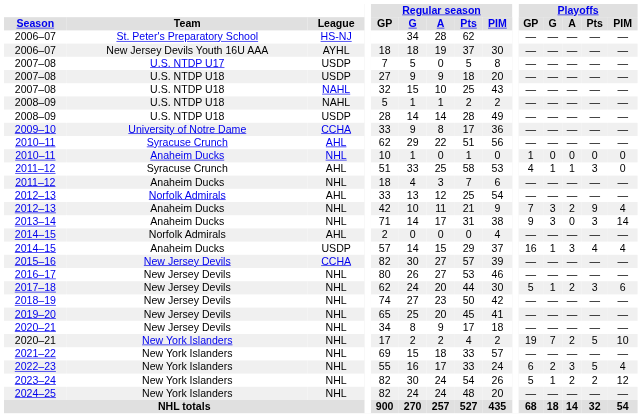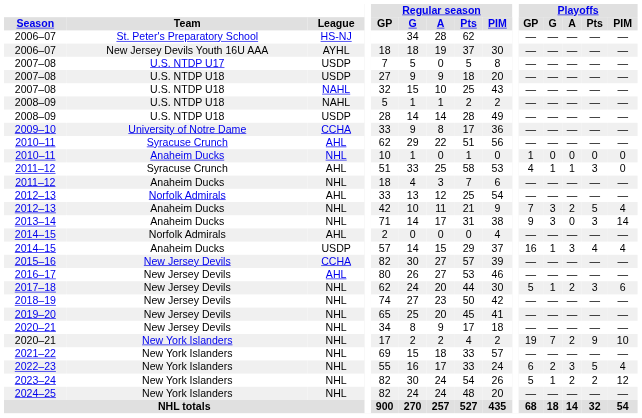(595, 208) 9 -> (595, 208) 5
(336, 274) NHL -> (336, 274) AHL
(595, 340) 5 -> (595, 340) 9
